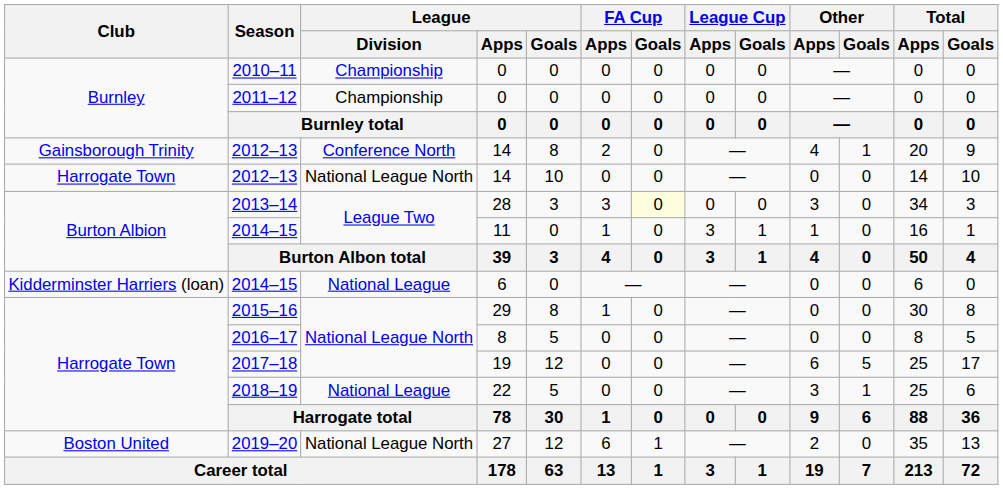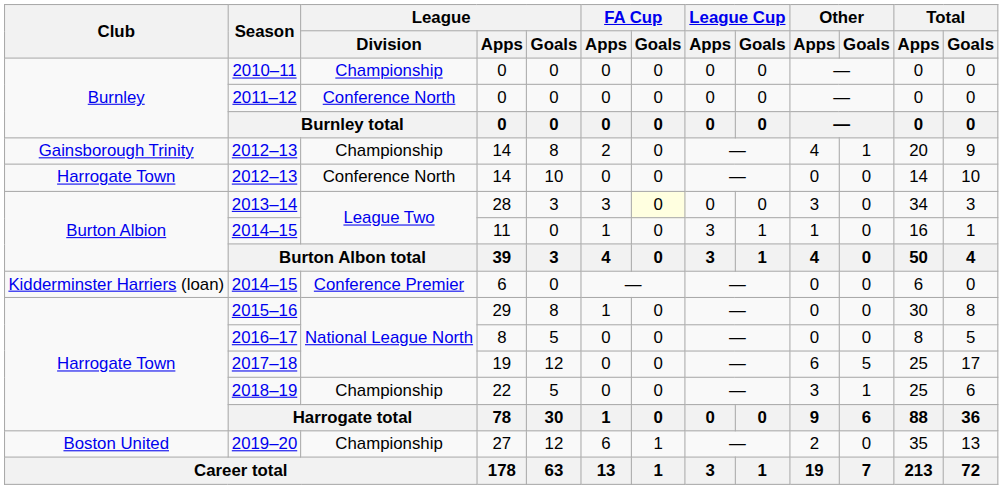(389, 97) Championship -> (389, 97) Conference North
(389, 151) Conference North -> (389, 151) Championship
(389, 177) National League North -> (389, 177) Conference North
(389, 284) National League -> (389, 284) Conference Premier
(389, 390) National League -> (389, 390) Championship
(389, 444) National League North -> (389, 444) Championship
